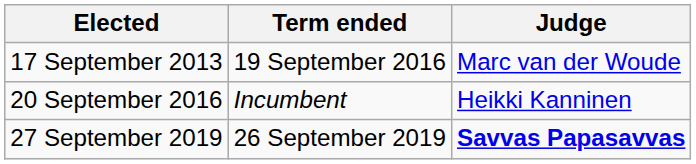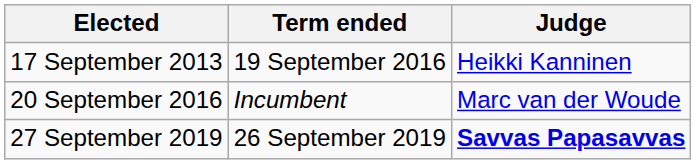(569, 61) Marc van der Woude -> (544, 61) Heikki Kanninen
(544, 100) Heikki Kanninen -> (569, 100) Marc van der Woude
